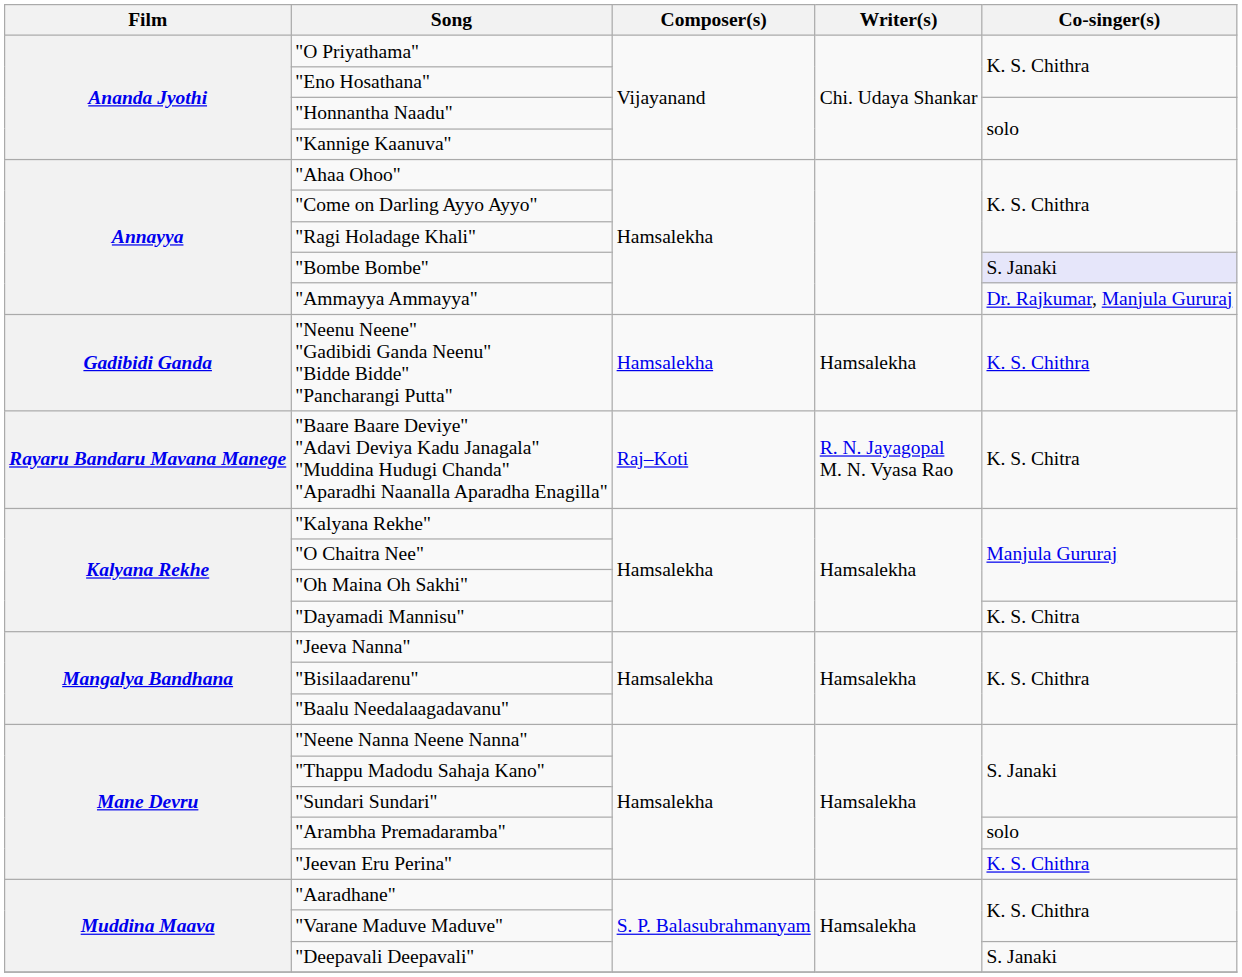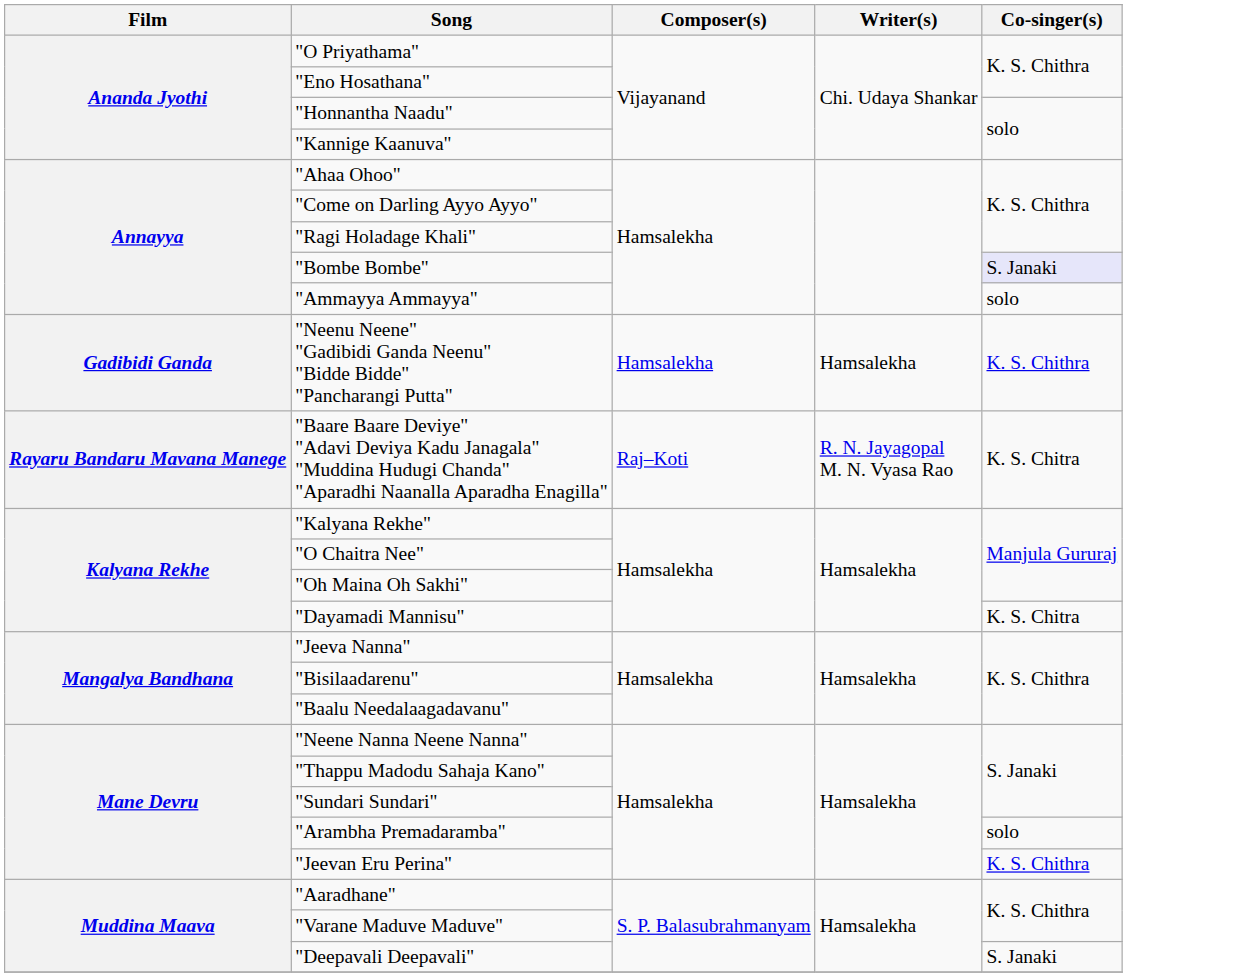(1109, 298) Dr. Rajkumar, Manjula Gururaj -> (1003, 298) solo
